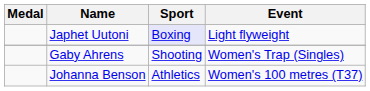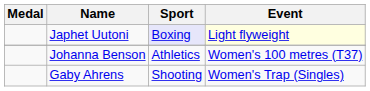(249, 34) no background -> (249, 34) lightyellow background
rows swapped: (98, 75) <-> (87, 55)
